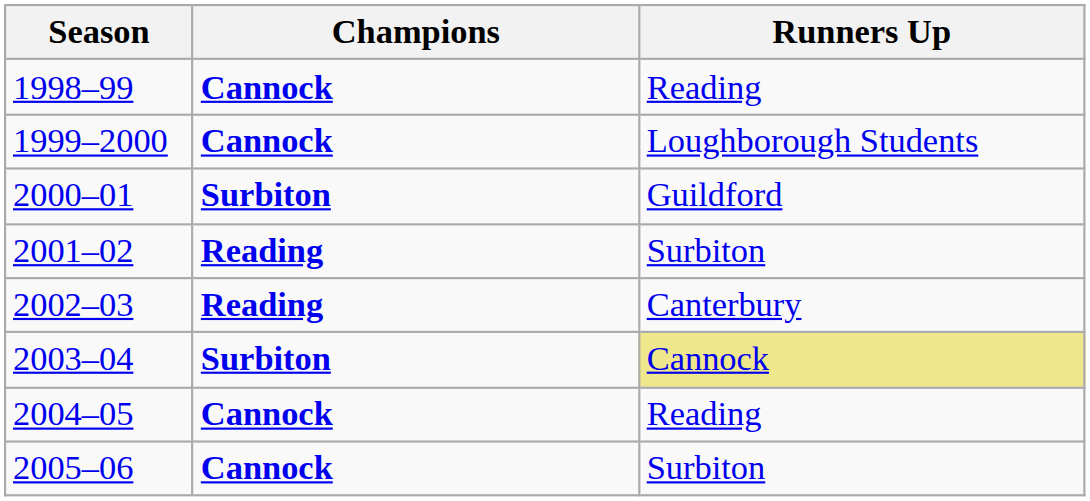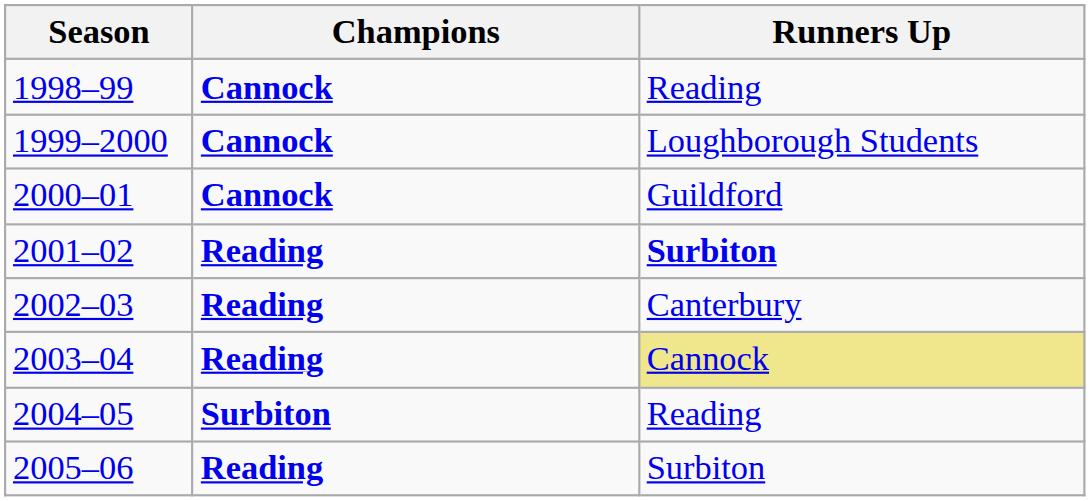(266, 195) Surbiton -> (267, 195) Cannock
(706, 250) normal -> (712, 250) bold
(266, 359) Surbiton -> (262, 359) Reading
(267, 413) Cannock -> (266, 413) Surbiton
(267, 468) Cannock -> (262, 468) Reading
